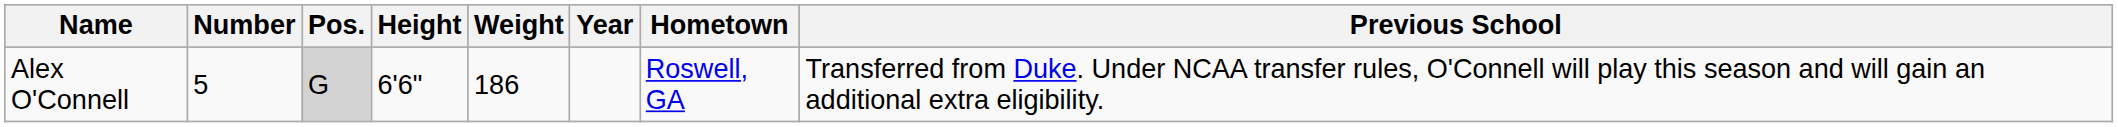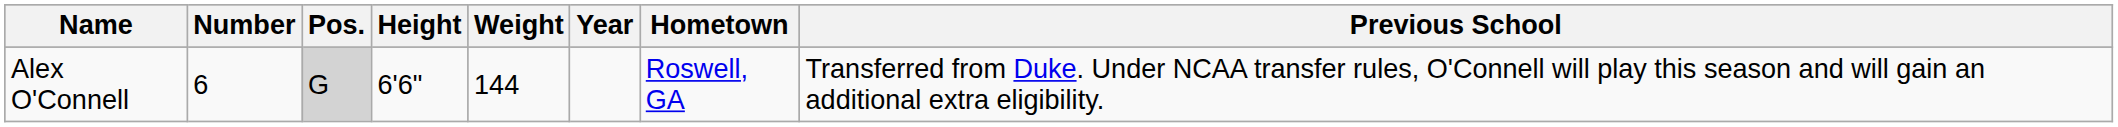(201, 84) 5 -> (201, 84) 6
(497, 84) 186 -> (497, 84) 144
